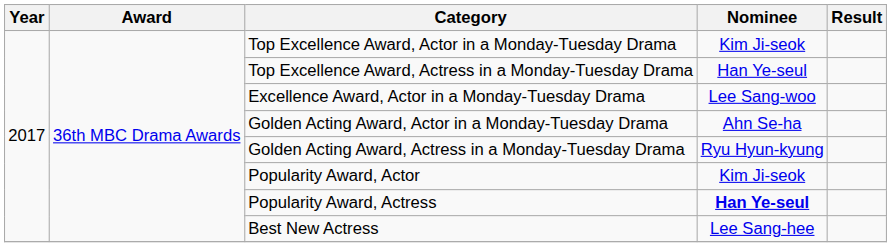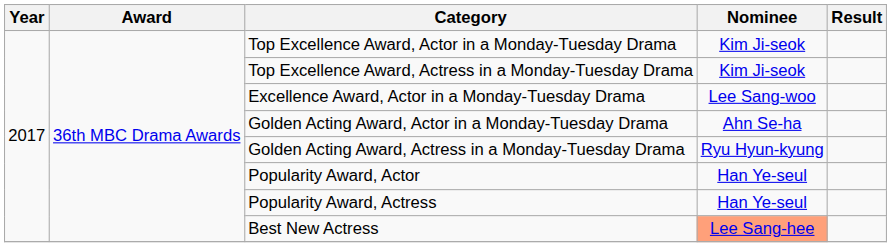(762, 70) Han Ye-seul -> (762, 70) Kim Ji-seok
(762, 176) Kim Ji-seok -> (762, 176) Han Ye-seul
(762, 202) bold -> (762, 202) normal
(762, 228) no background -> (762, 228) lightsalmon background
